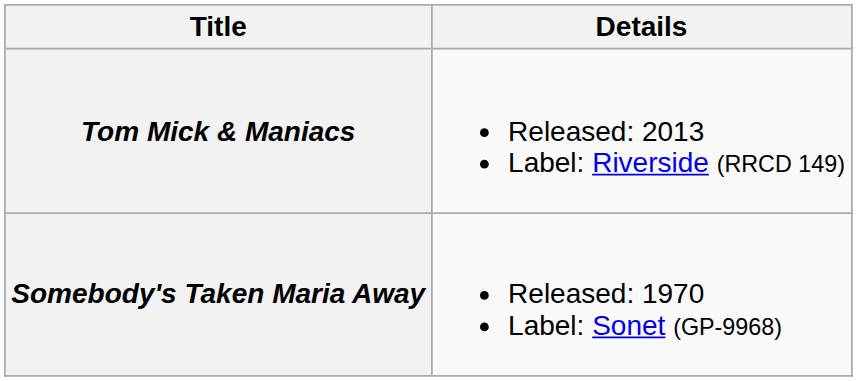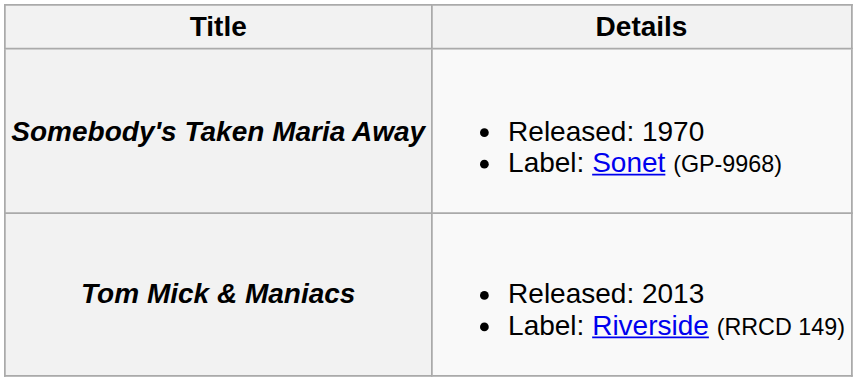rows swapped: (218, 294) <-> (218, 130)
